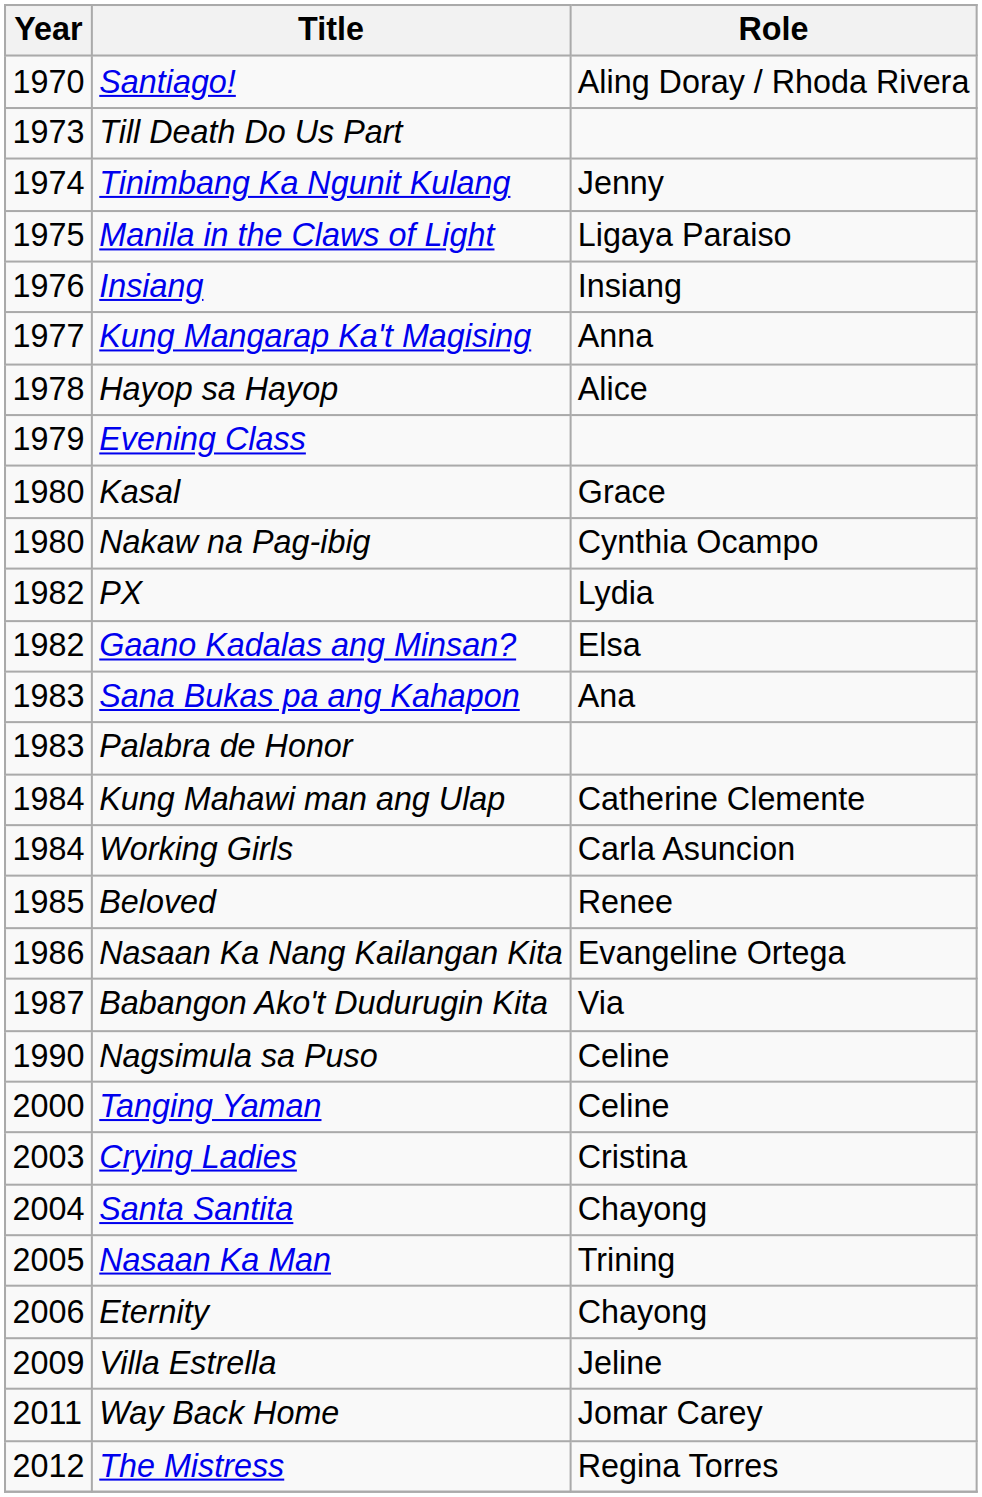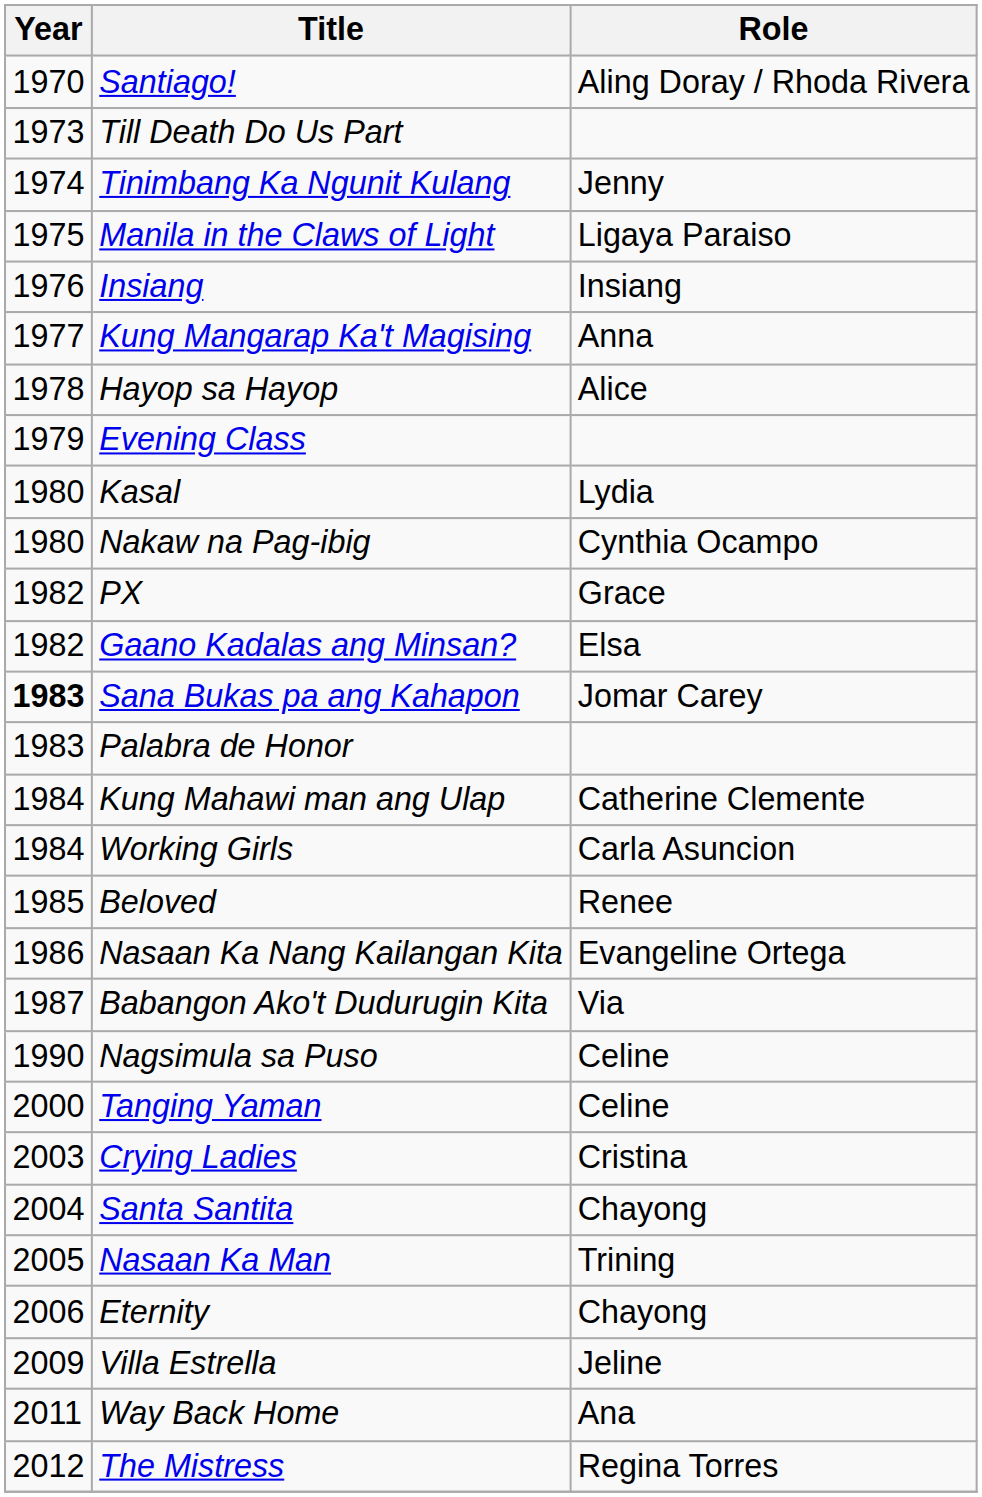(622, 491) Grace -> (616, 491) Lydia
(616, 593) Lydia -> (622, 593) Grace
(48, 696) normal -> (48, 696) bold
(606, 696) Ana -> (670, 696) Jomar Carey
(670, 1414) Jomar Carey -> (606, 1414) Ana
